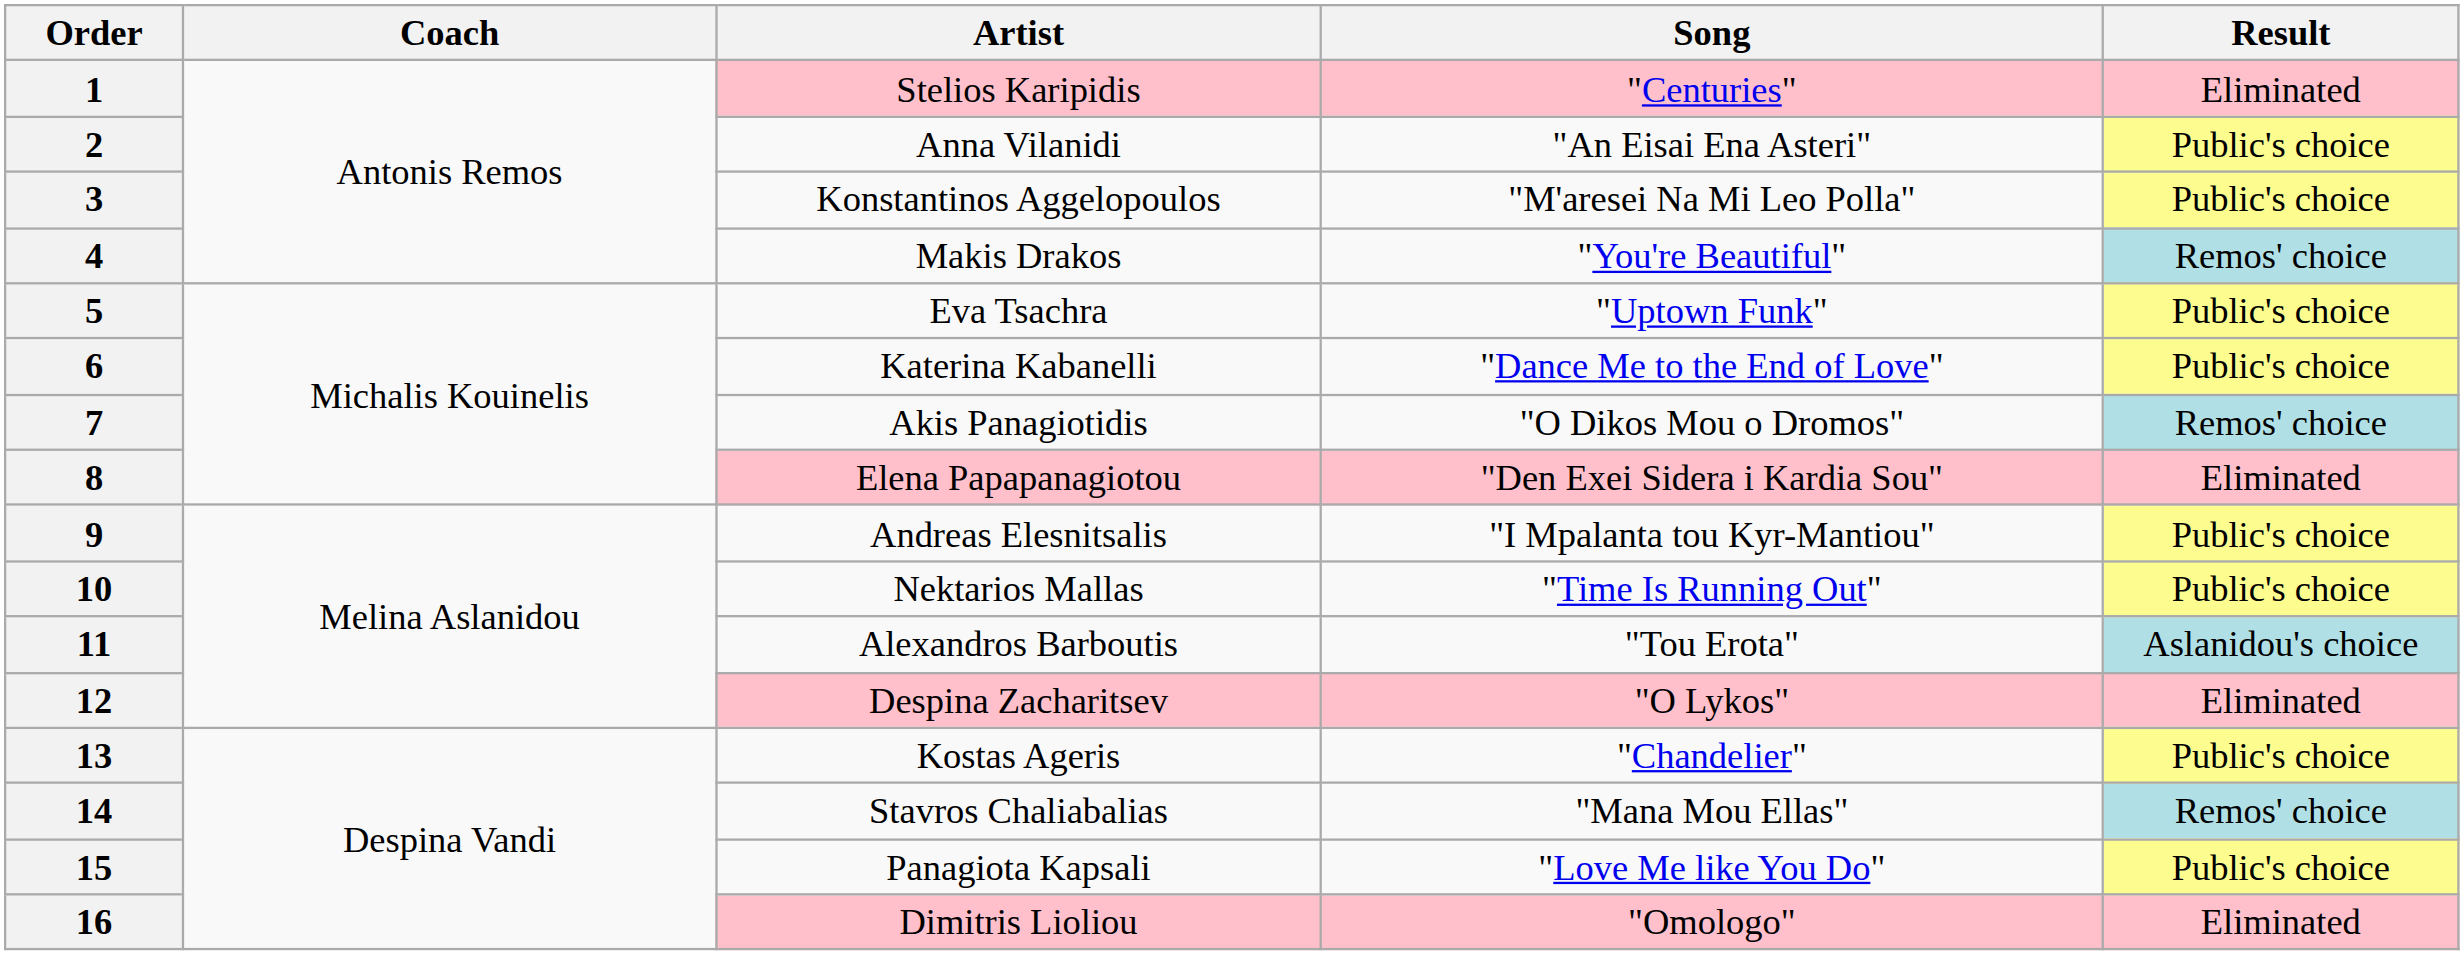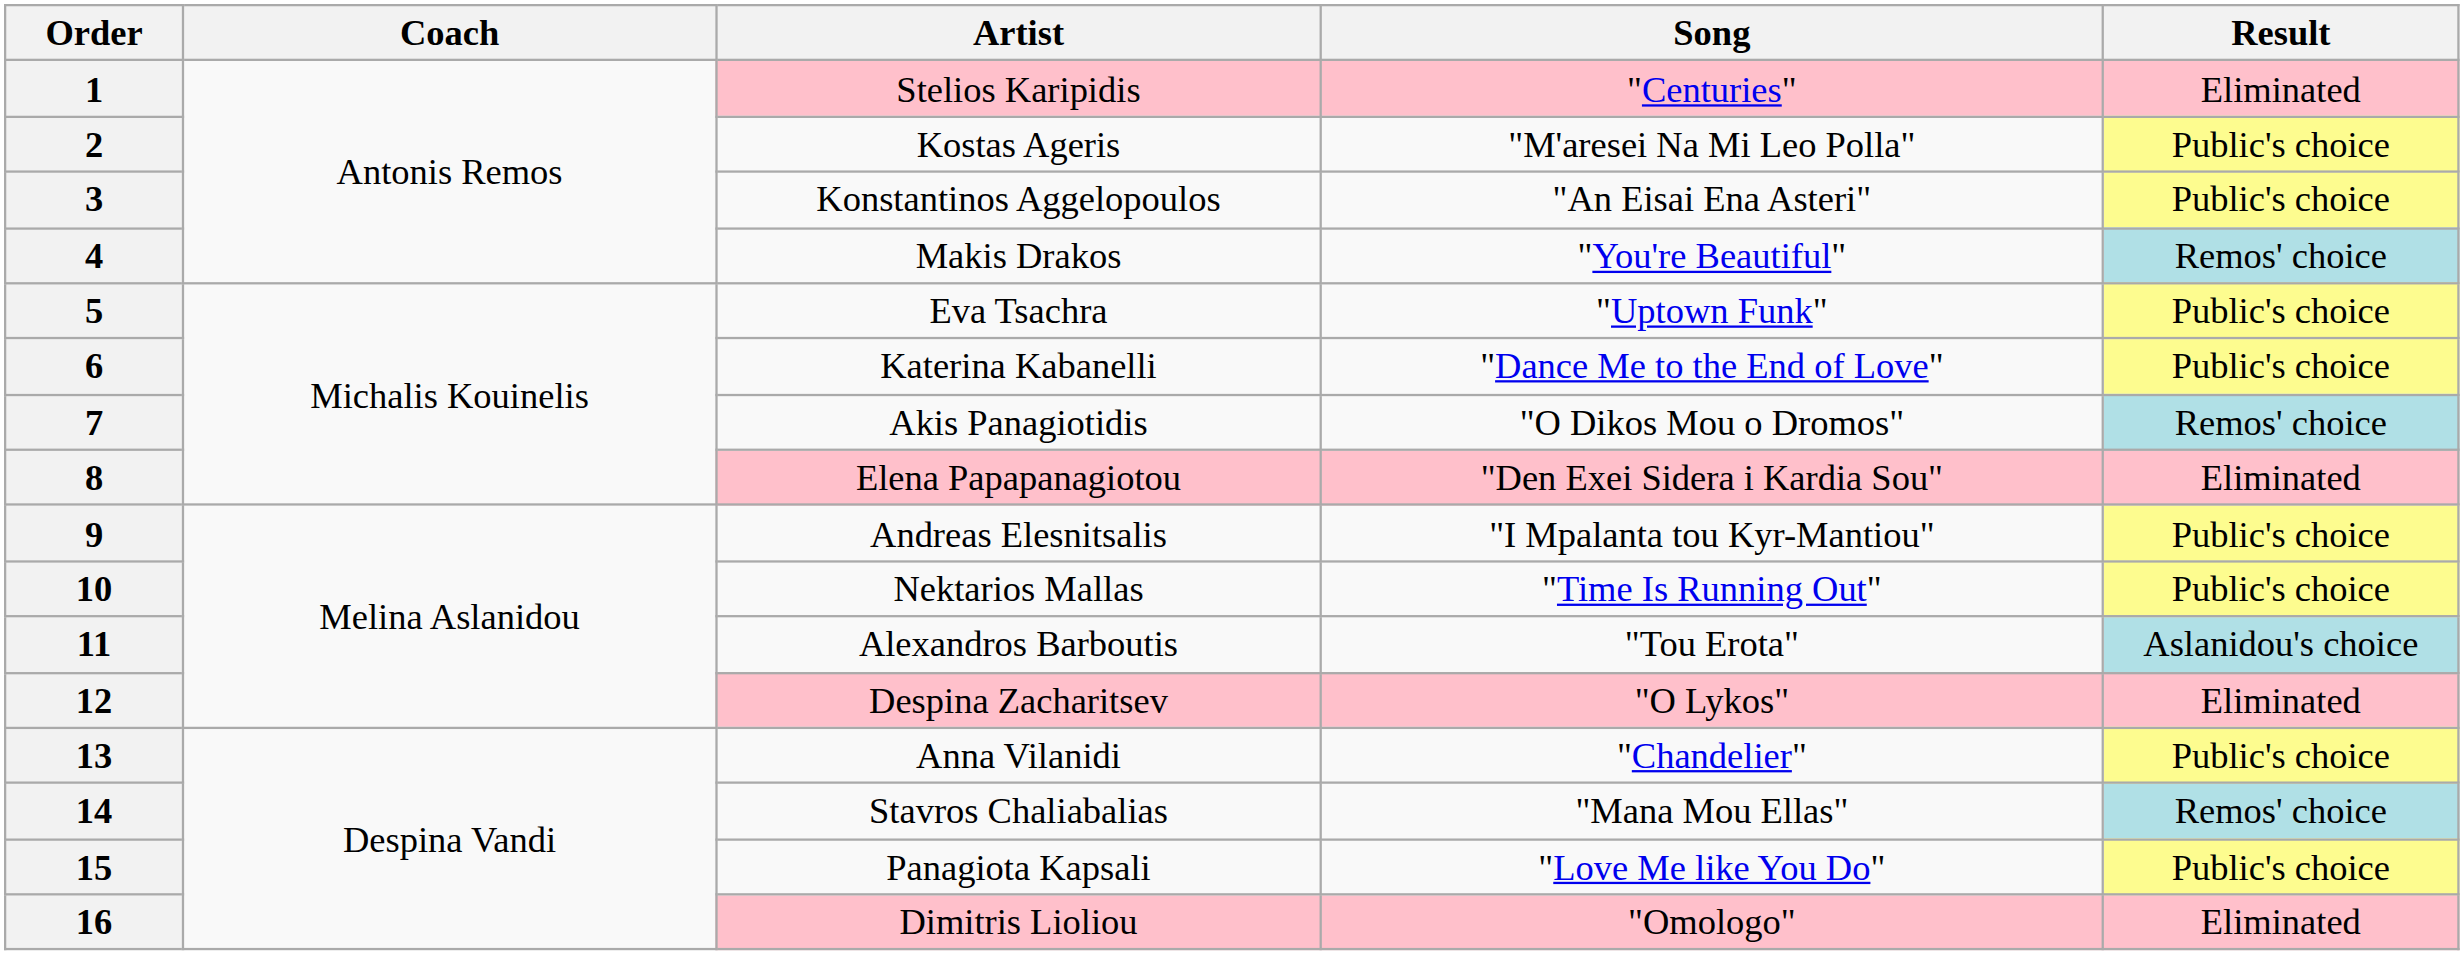(1018, 144) Anna Vilanidi -> (1018, 144) Kostas Ageris
(1712, 144) "An Eisai Ena Asteri" -> (1712, 144) "M'aresei Na Mi Leo Polla"
(1712, 200) "M'aresei Na Mi Leo Polla" -> (1712, 200) "An Eisai Ena Asteri"
(1018, 755) Kostas Ageris -> (1018, 755) Anna Vilanidi
